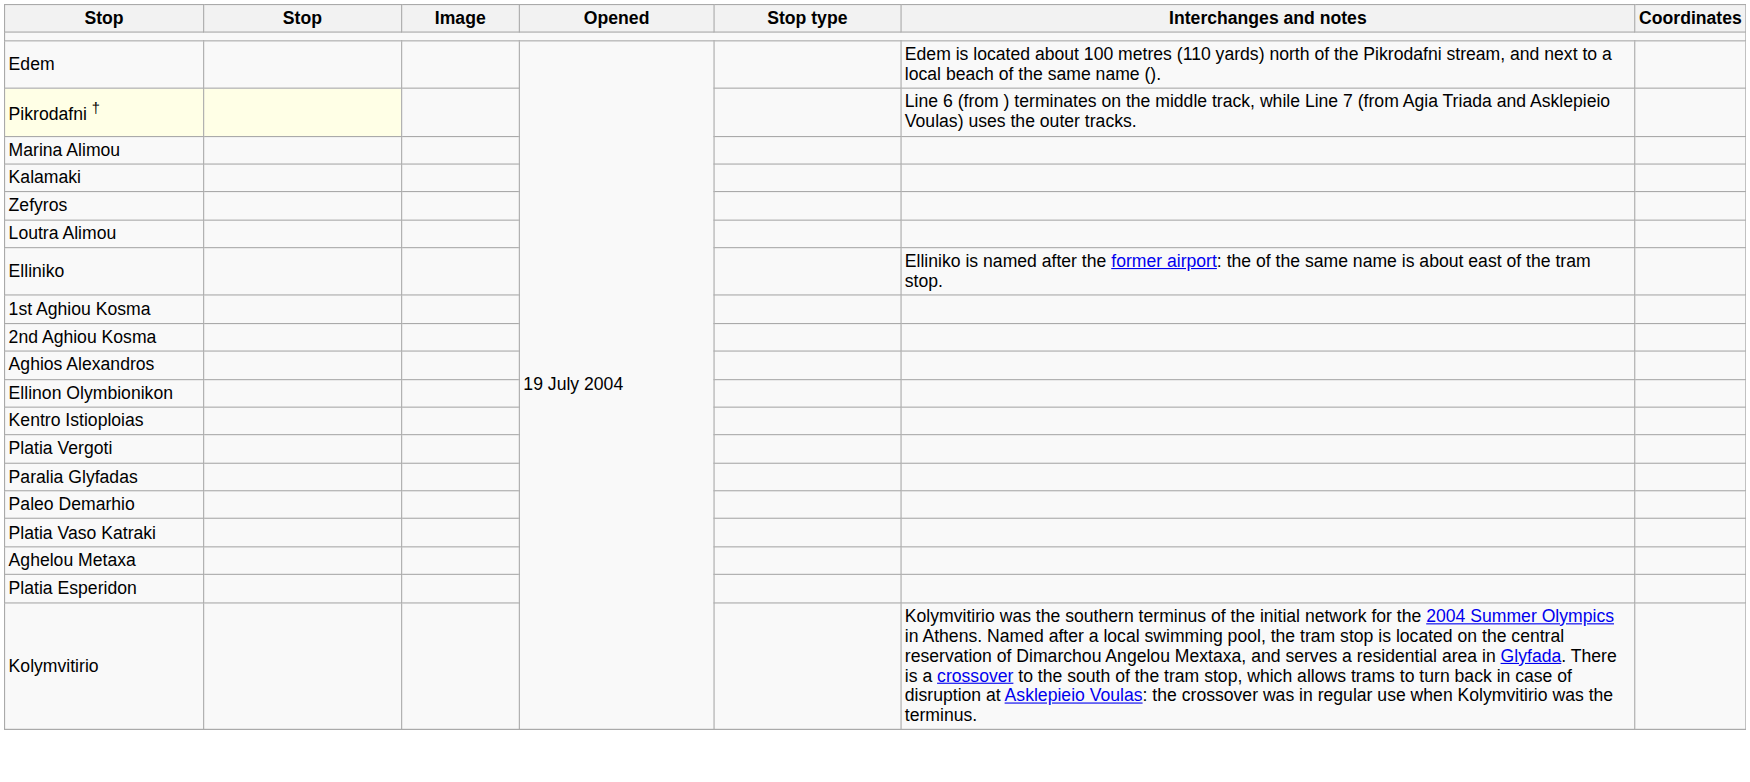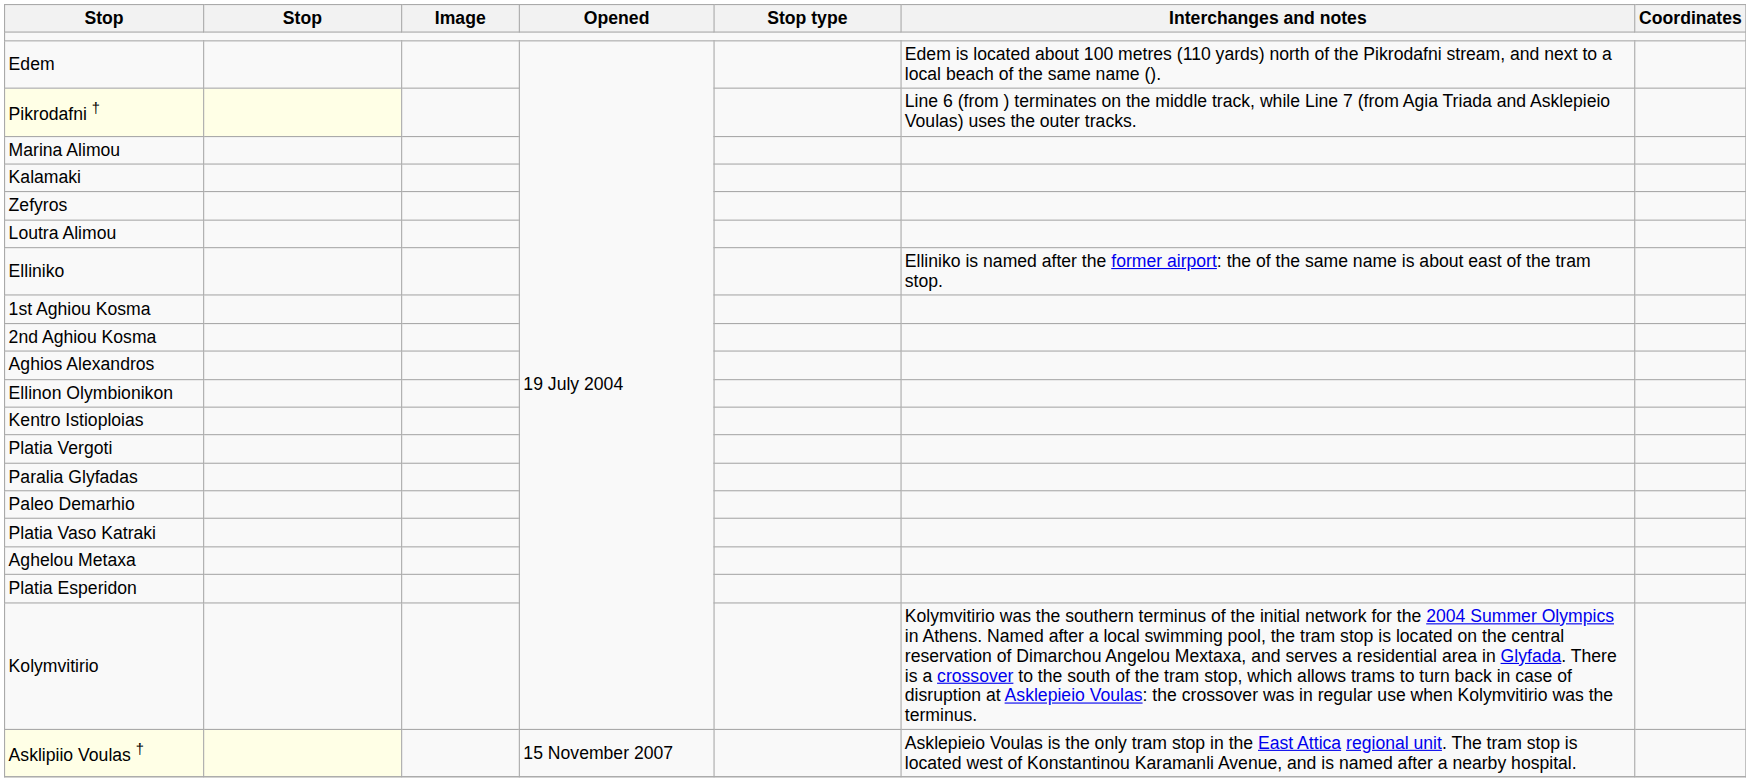+ row: (76, 753)
